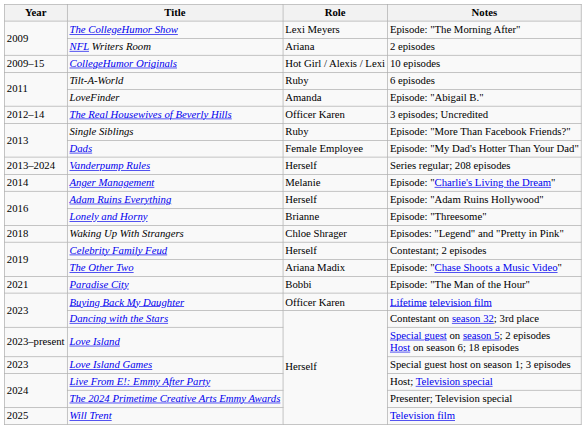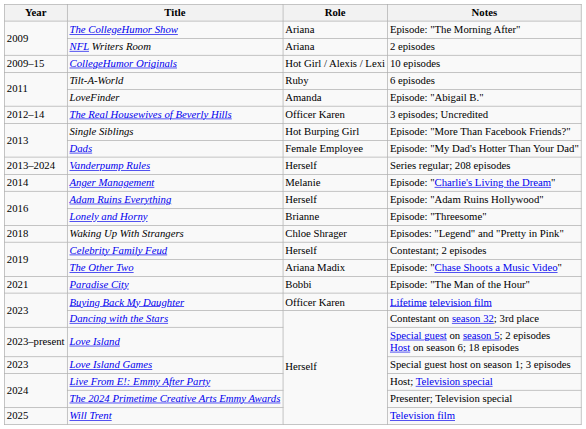(313, 30) Lexi Meyers -> (300, 30) Ariana
(297, 132) Ruby -> (322, 132) Hot Burping Girl
